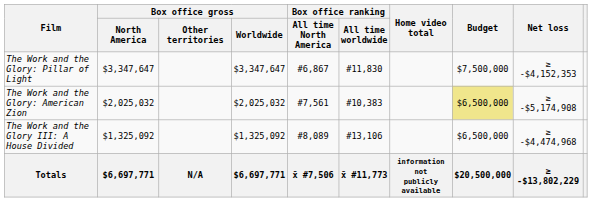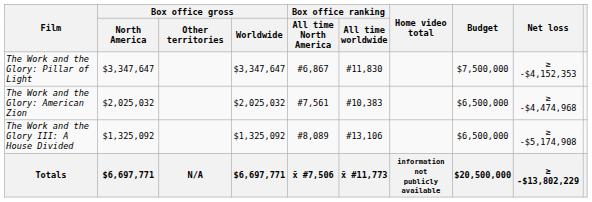(483, 103) khaki background -> (483, 103) no background
(548, 103) ≥ -$5,174,908 -> (548, 103) ≥ -$4,474,968
(548, 137) ≥ -$4,474,968 -> (548, 137) ≥ -$5,174,908
